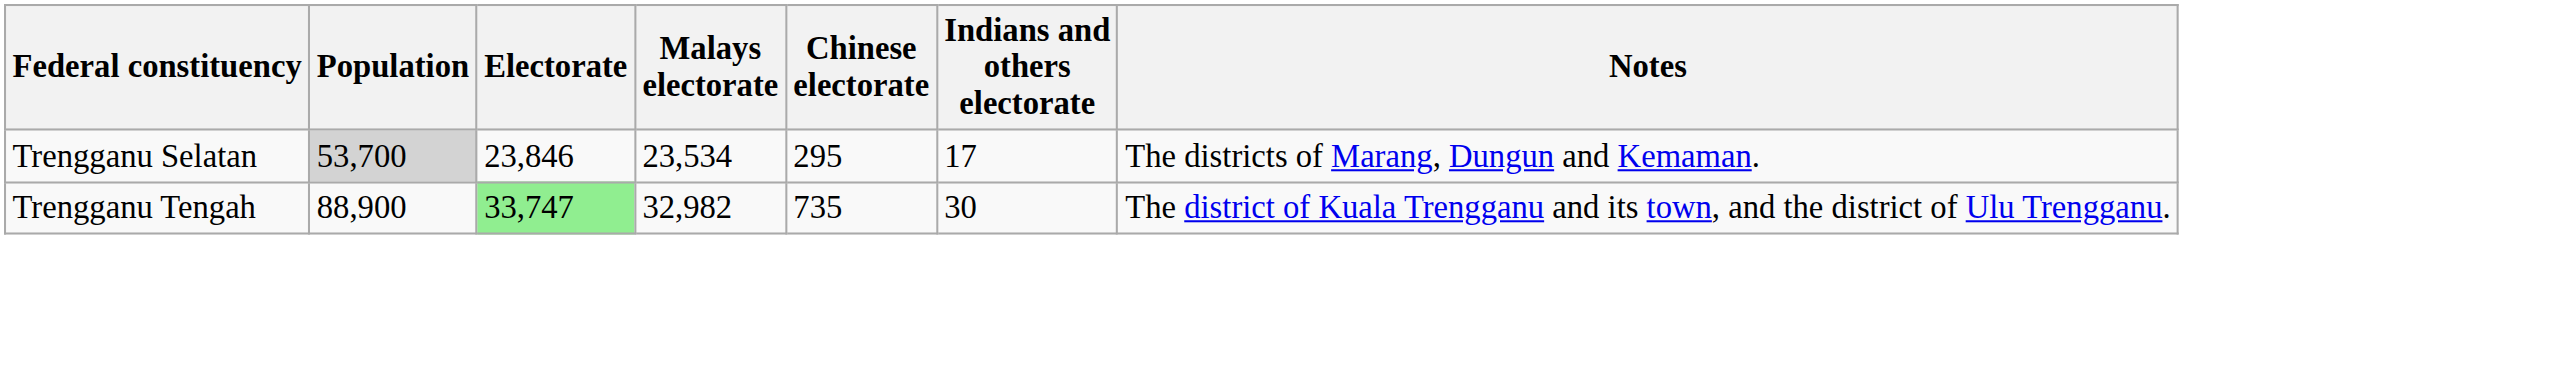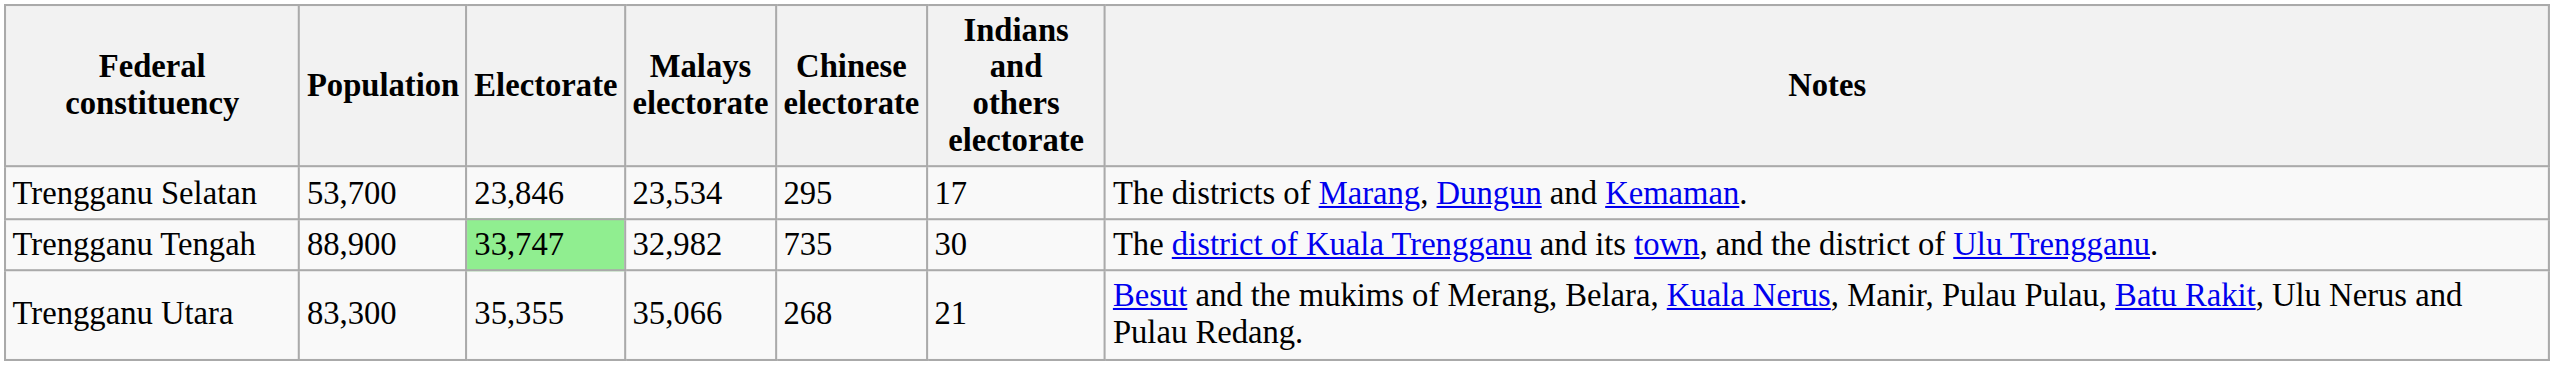(362, 155) lightgrey background -> (352, 192) no background
+ row: (123, 314)
